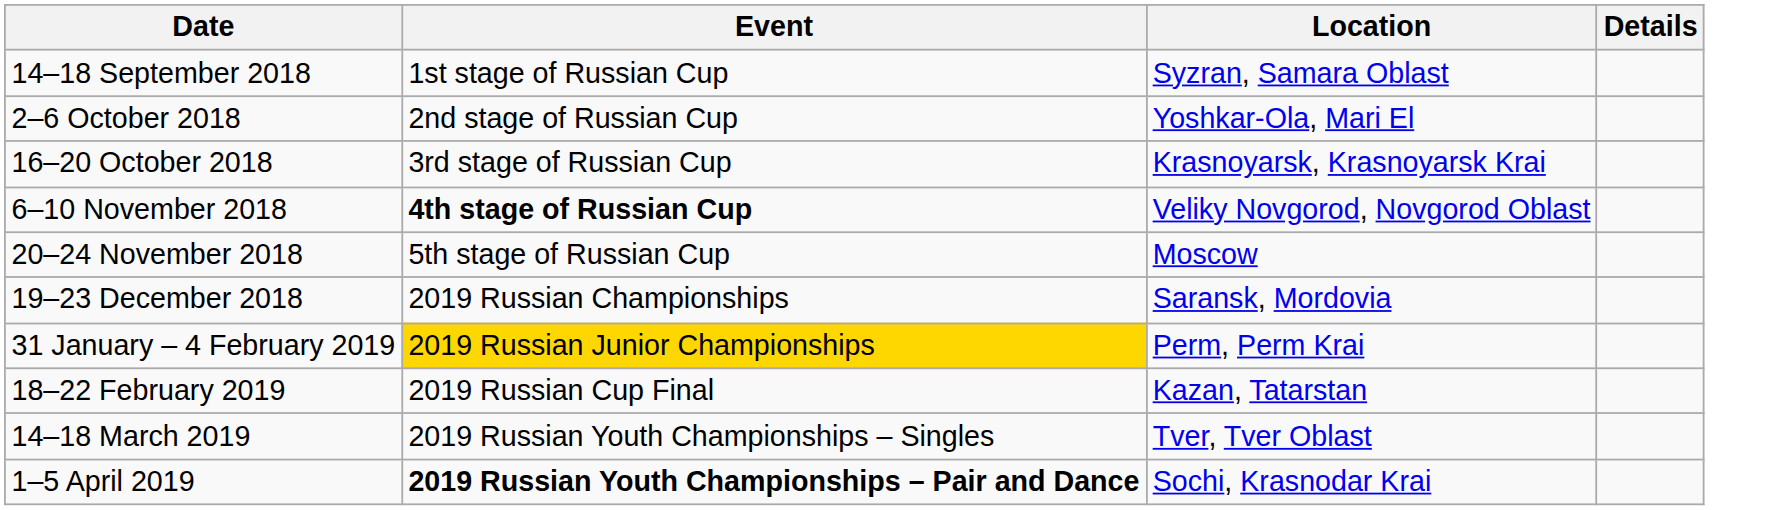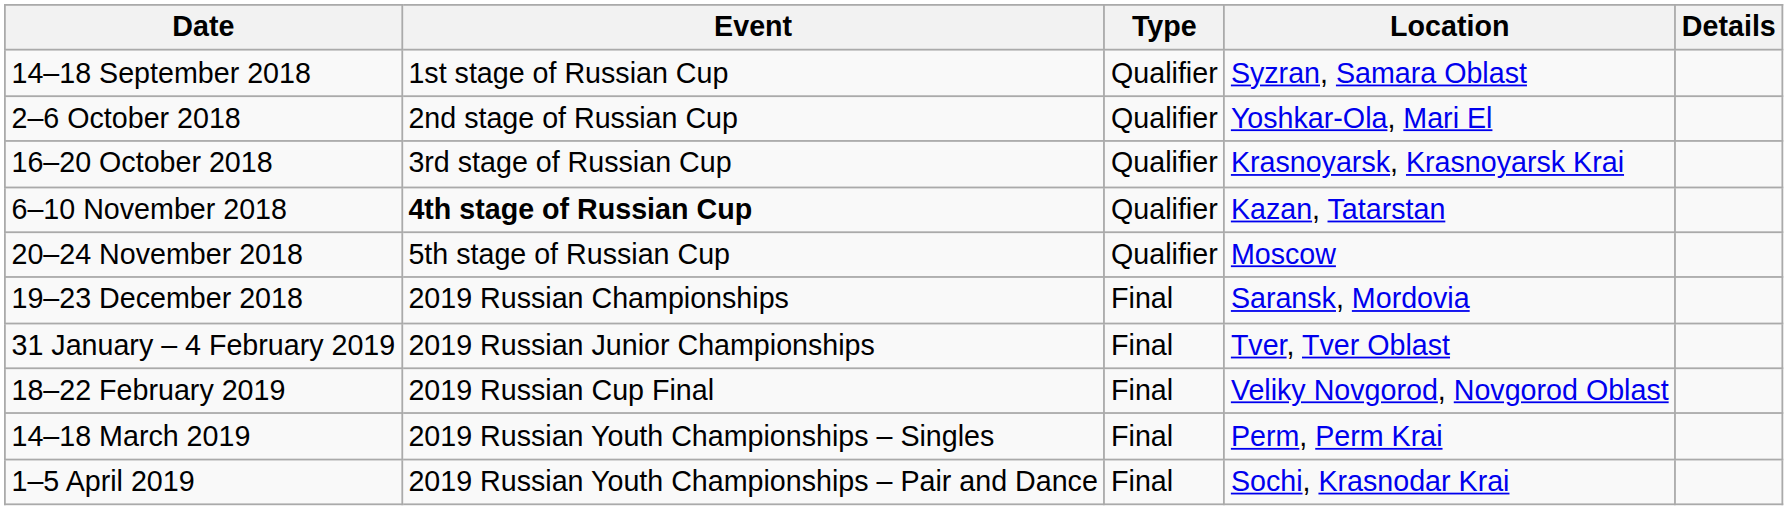+ column: (1164, 27)
(1372, 208) Veliky Novgorod, Novgorod Oblast -> (1338, 208) Kazan, Tatarstan
(642, 345) gold background -> (642, 345) no background
(1259, 345) Perm, Perm Krai -> (1340, 345) Tver, Tver Oblast
(1260, 390) Kazan, Tatarstan -> (1450, 390) Veliky Novgorod, Novgorod Oblast
(1262, 436) Tver, Tver Oblast -> (1337, 436) Perm, Perm Krai
(774, 481) bold -> (753, 481) normal
